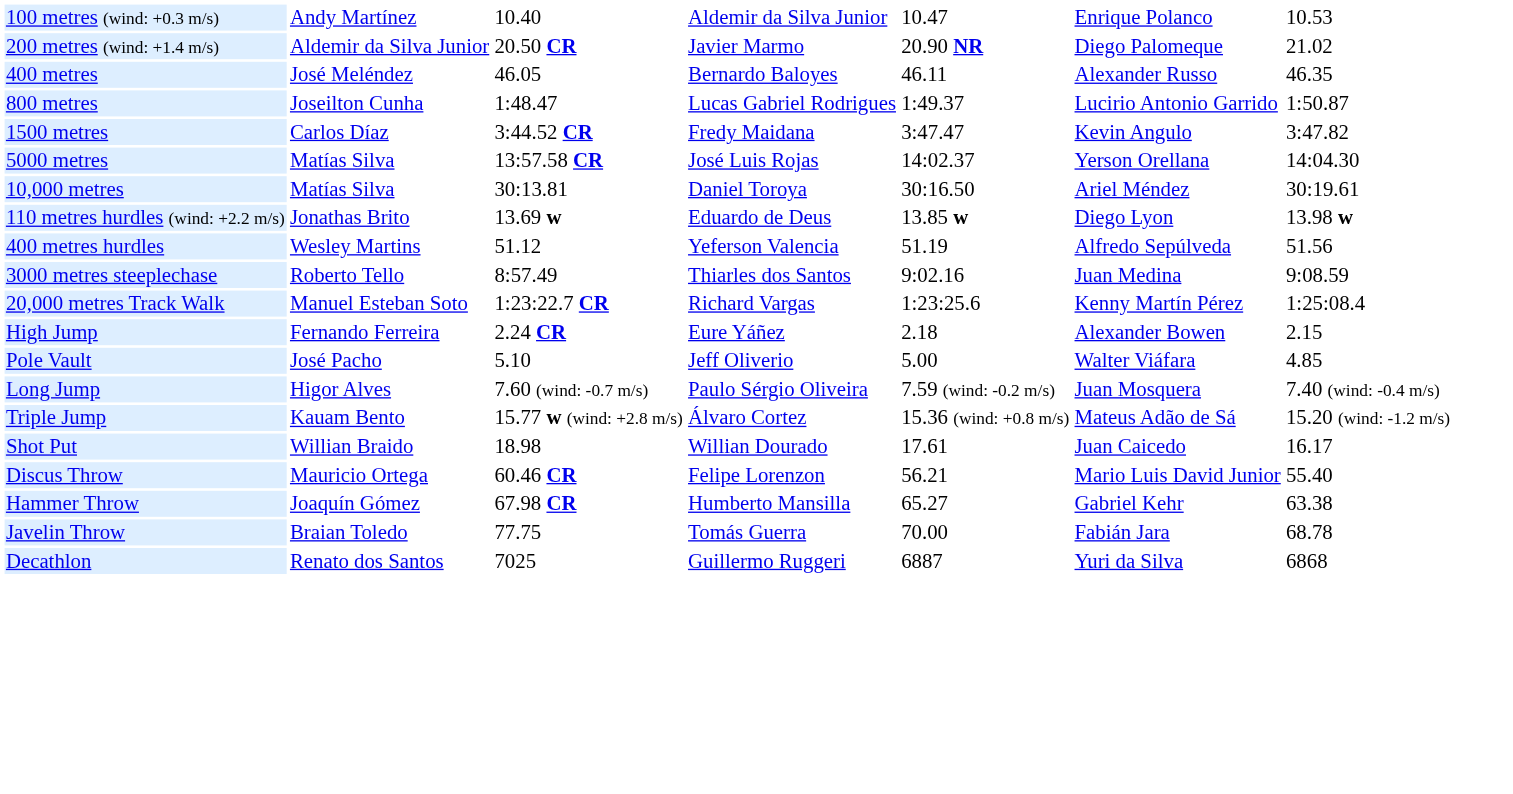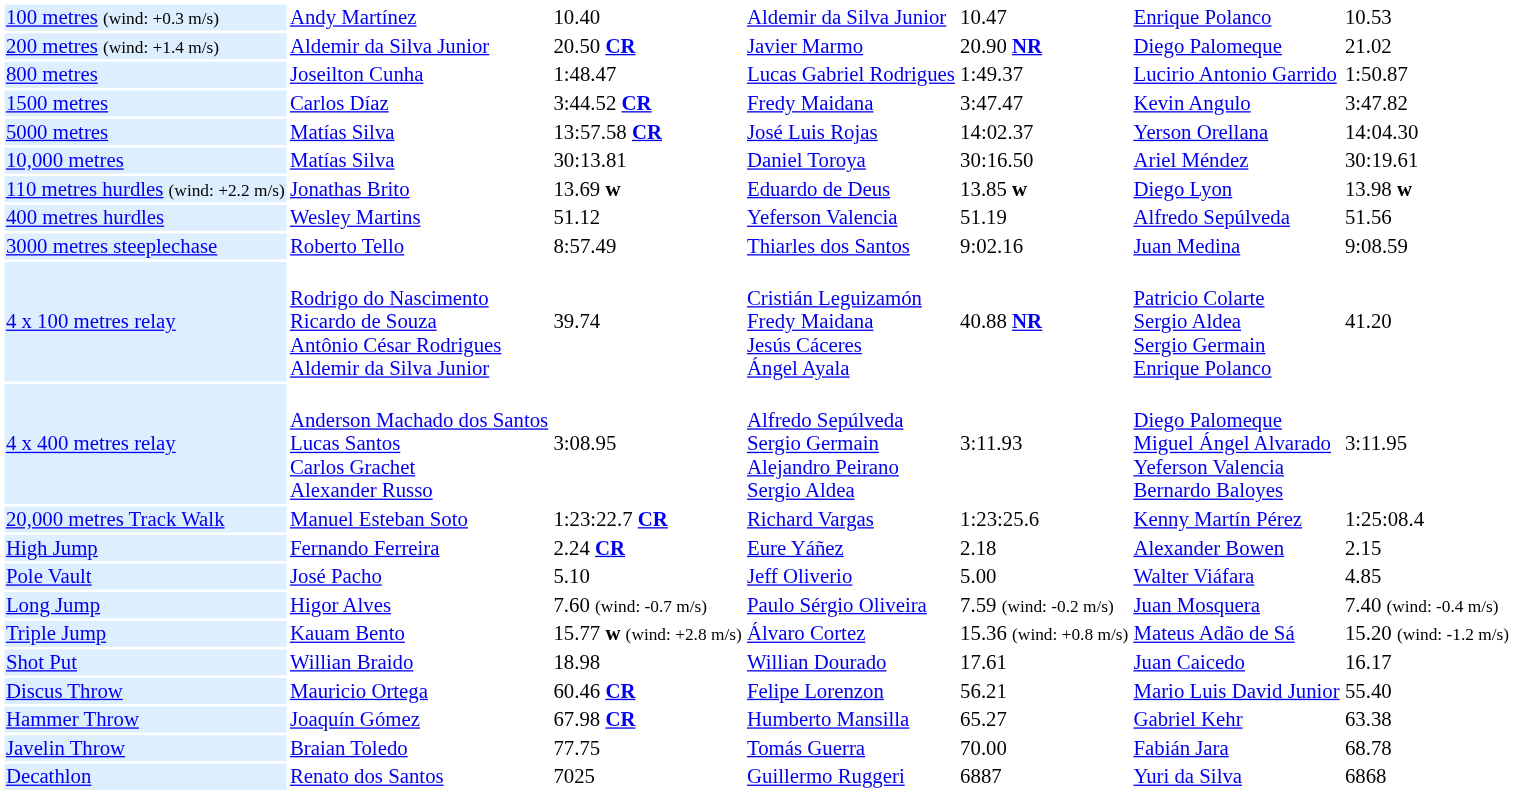- row: (52, 74)
+ row: (91, 321)
+ row: (91, 443)
